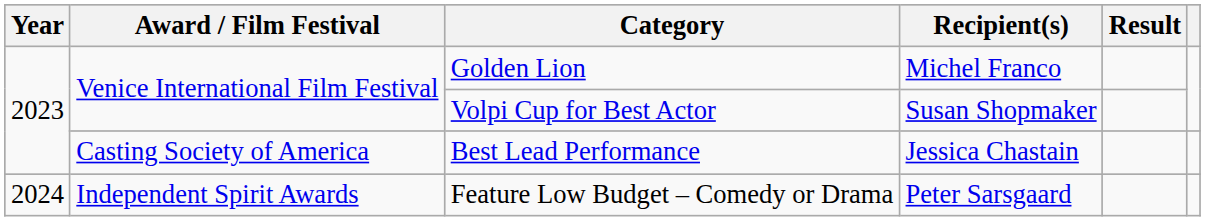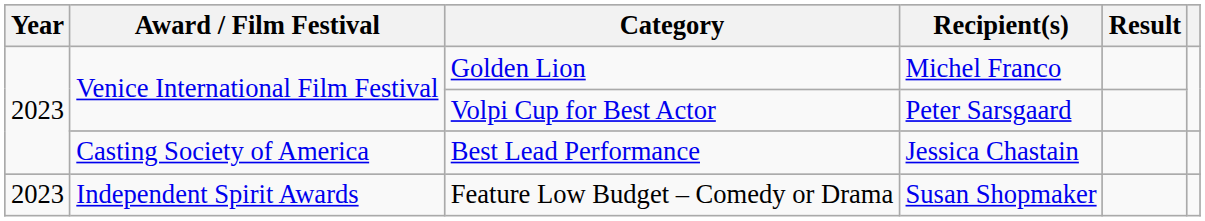(1001, 109) Susan Shopmaker -> (989, 109) Peter Sarsgaard
(38, 194) 2024 -> (38, 194) 2023
(989, 194) Peter Sarsgaard -> (1001, 194) Susan Shopmaker
